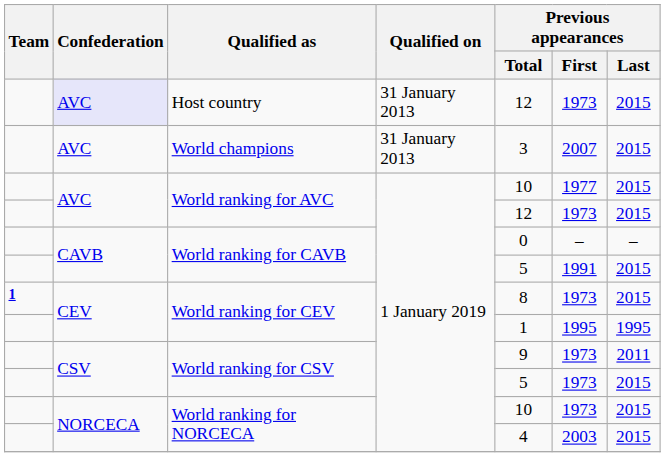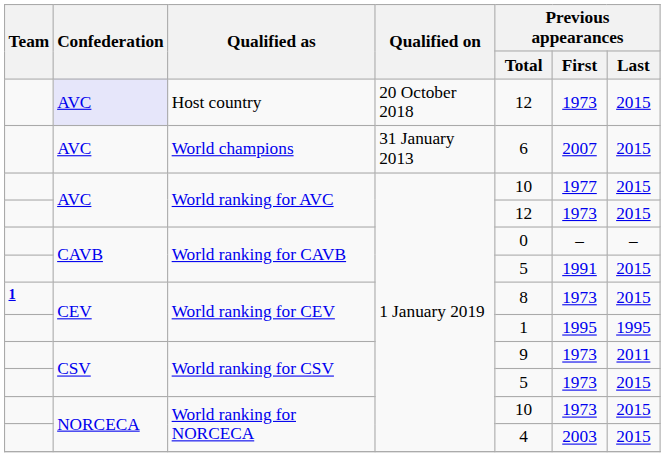(418, 102) 31 January 2013 -> (418, 102) 20 October 2018
(523, 149) 3 -> (524, 149) 6
